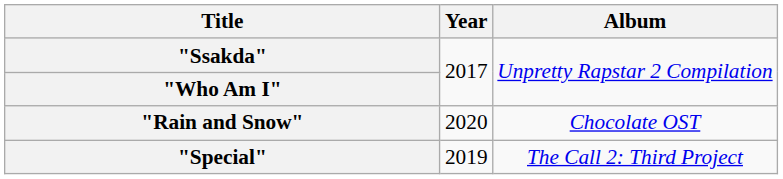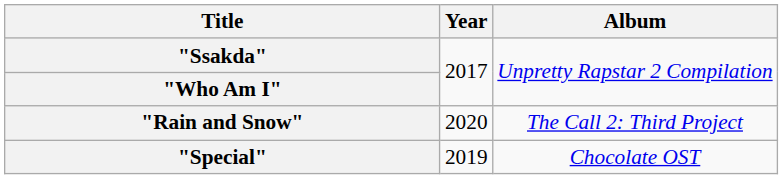(635, 122) Chocolate OST -> (635, 122) The Call 2: Third Project
(635, 156) The Call 2: Third Project -> (635, 156) Chocolate OST
